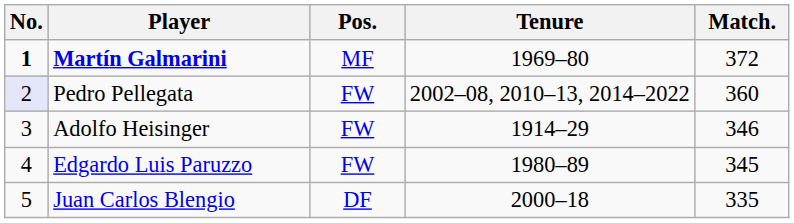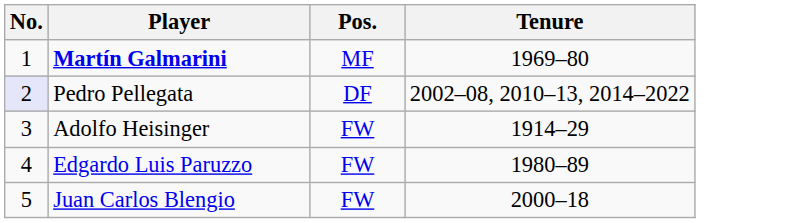- column: (742, 22)
(26, 57) bold -> (26, 57) normal
(357, 93) FW -> (357, 93) DF
(357, 199) DF -> (357, 199) FW
